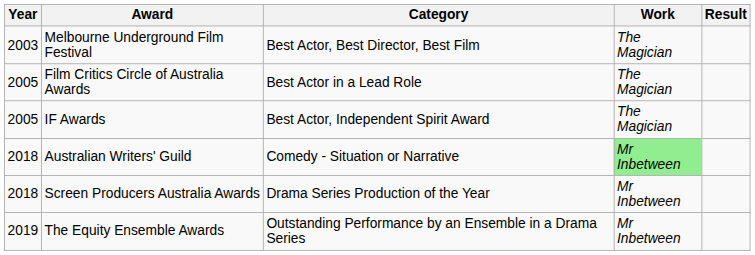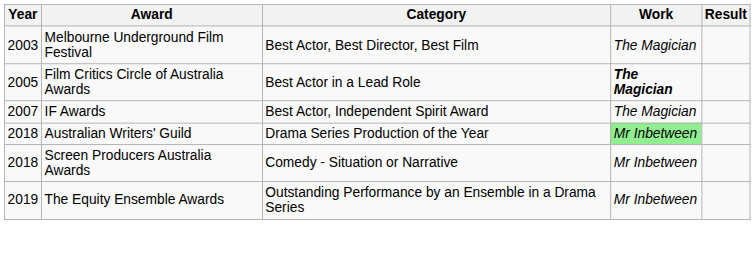(645, 82) normal -> (643, 82) bold
(23, 119) 2005 -> (23, 111) 2007
(363, 156) Comedy - Situation or Narrative -> (377, 133) Drama Series Production of the Year
(378, 194) Drama Series Production of the Year -> (362, 163) Comedy - Situation or Narrative
